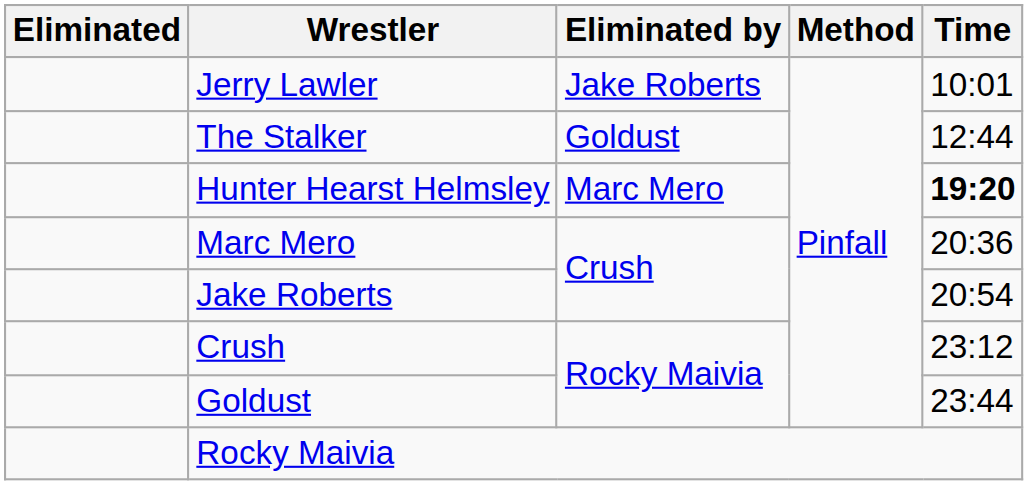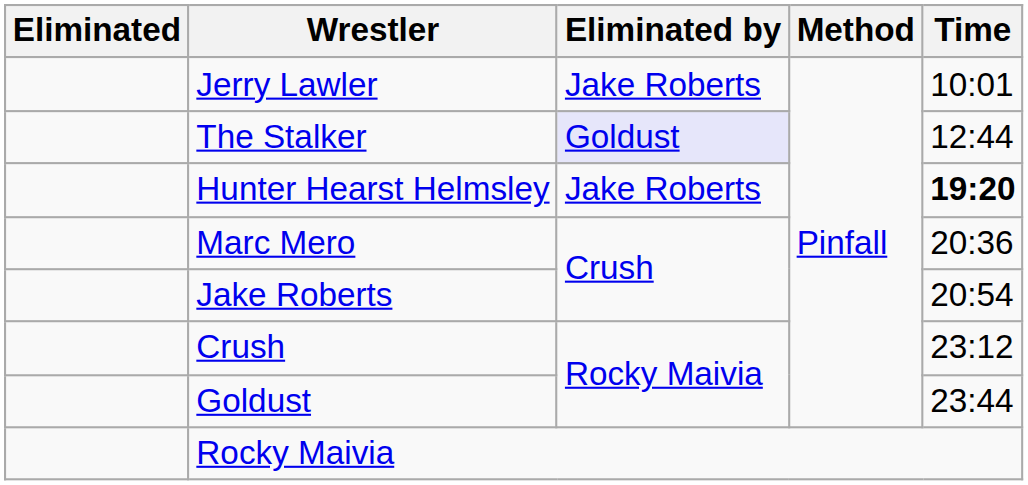(622, 136) no background -> (622, 136) lavender background
(644, 189) Marc Mero -> (663, 189) Jake Roberts
